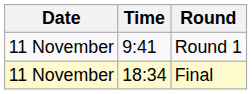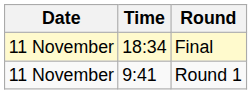rows swapped: (208, 46) <-> (194, 74)
